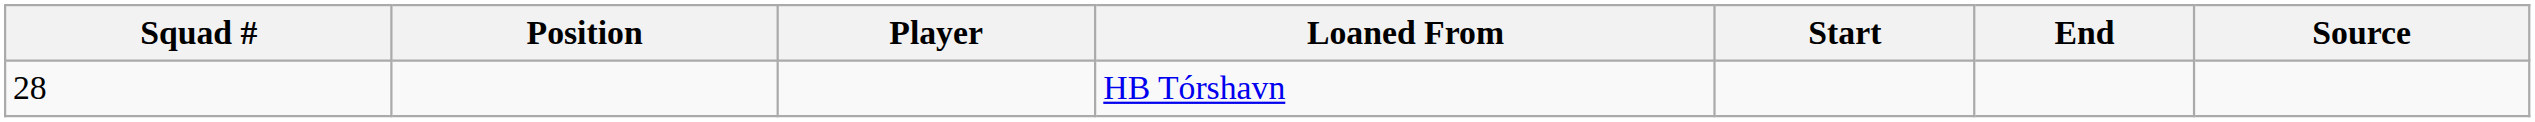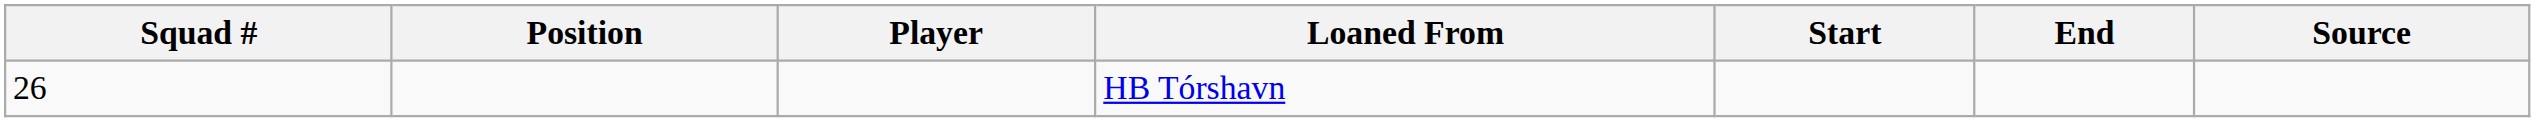(30, 88) 28 -> (30, 88) 26
